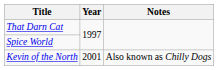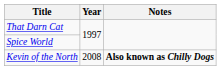(92, 57) 2001 -> (92, 57) 2008
(159, 57) normal -> (160, 57) bold
